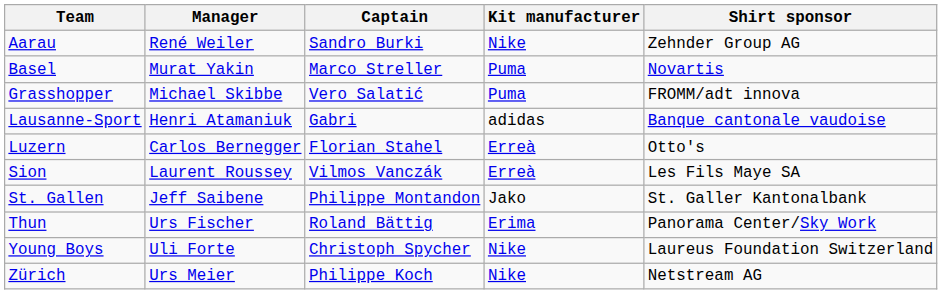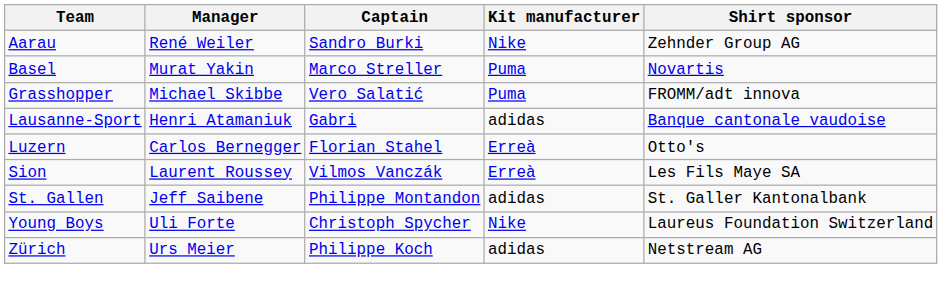(507, 198) Jako -> (516, 198) adidas
- row: (27, 224)
(507, 276) Nike -> (516, 250) adidas
